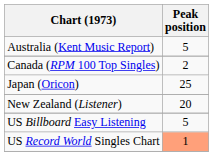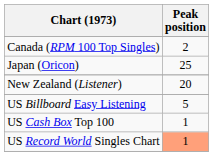- row: (81, 46)
+ row: (61, 122)
